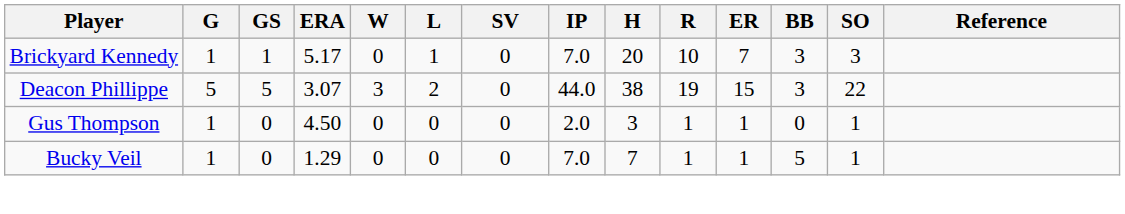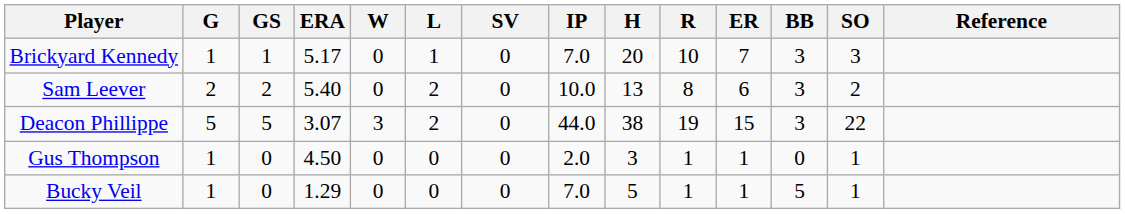+ row: (94, 89)
(632, 157) 7 -> (632, 191) 5
